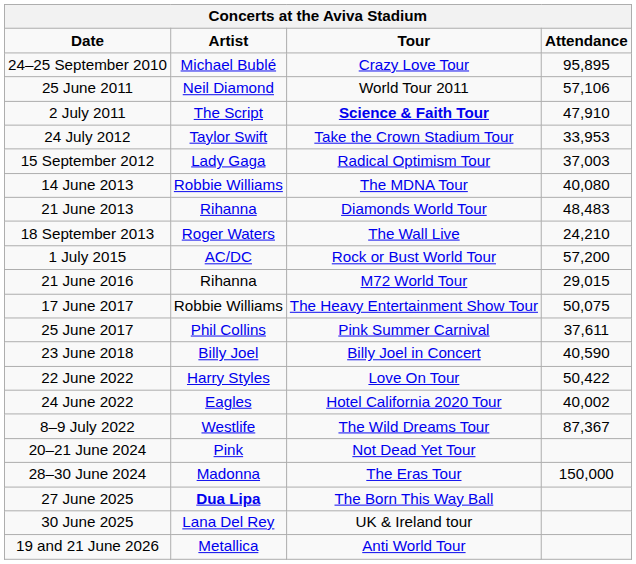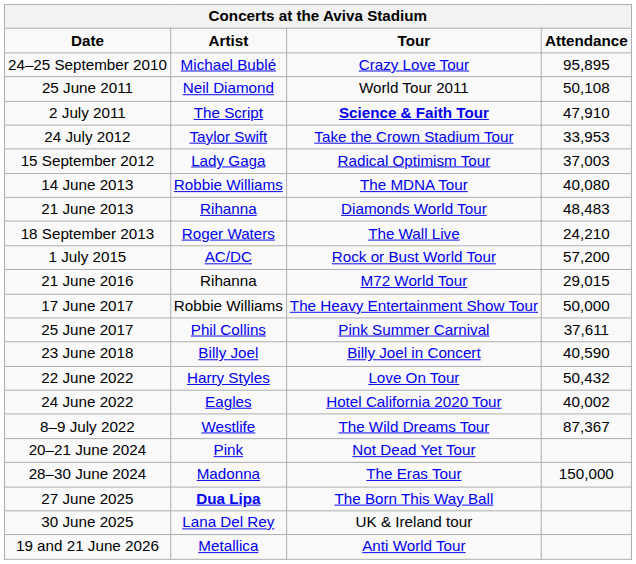(586, 88) 57,106 -> (586, 88) 50,108
(586, 305) 50,075 -> (586, 305) 50,000
(586, 378) 50,422 -> (586, 378) 50,432
